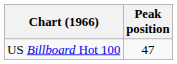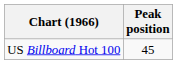(148, 49) 47 -> (148, 49) 45
